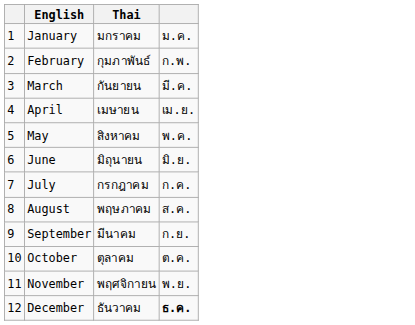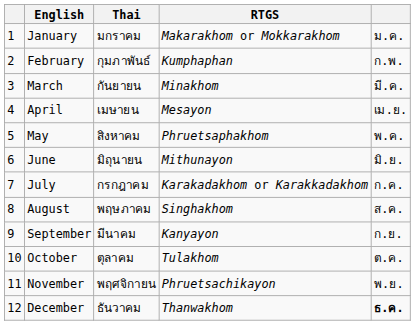+ column: (265, 14)
